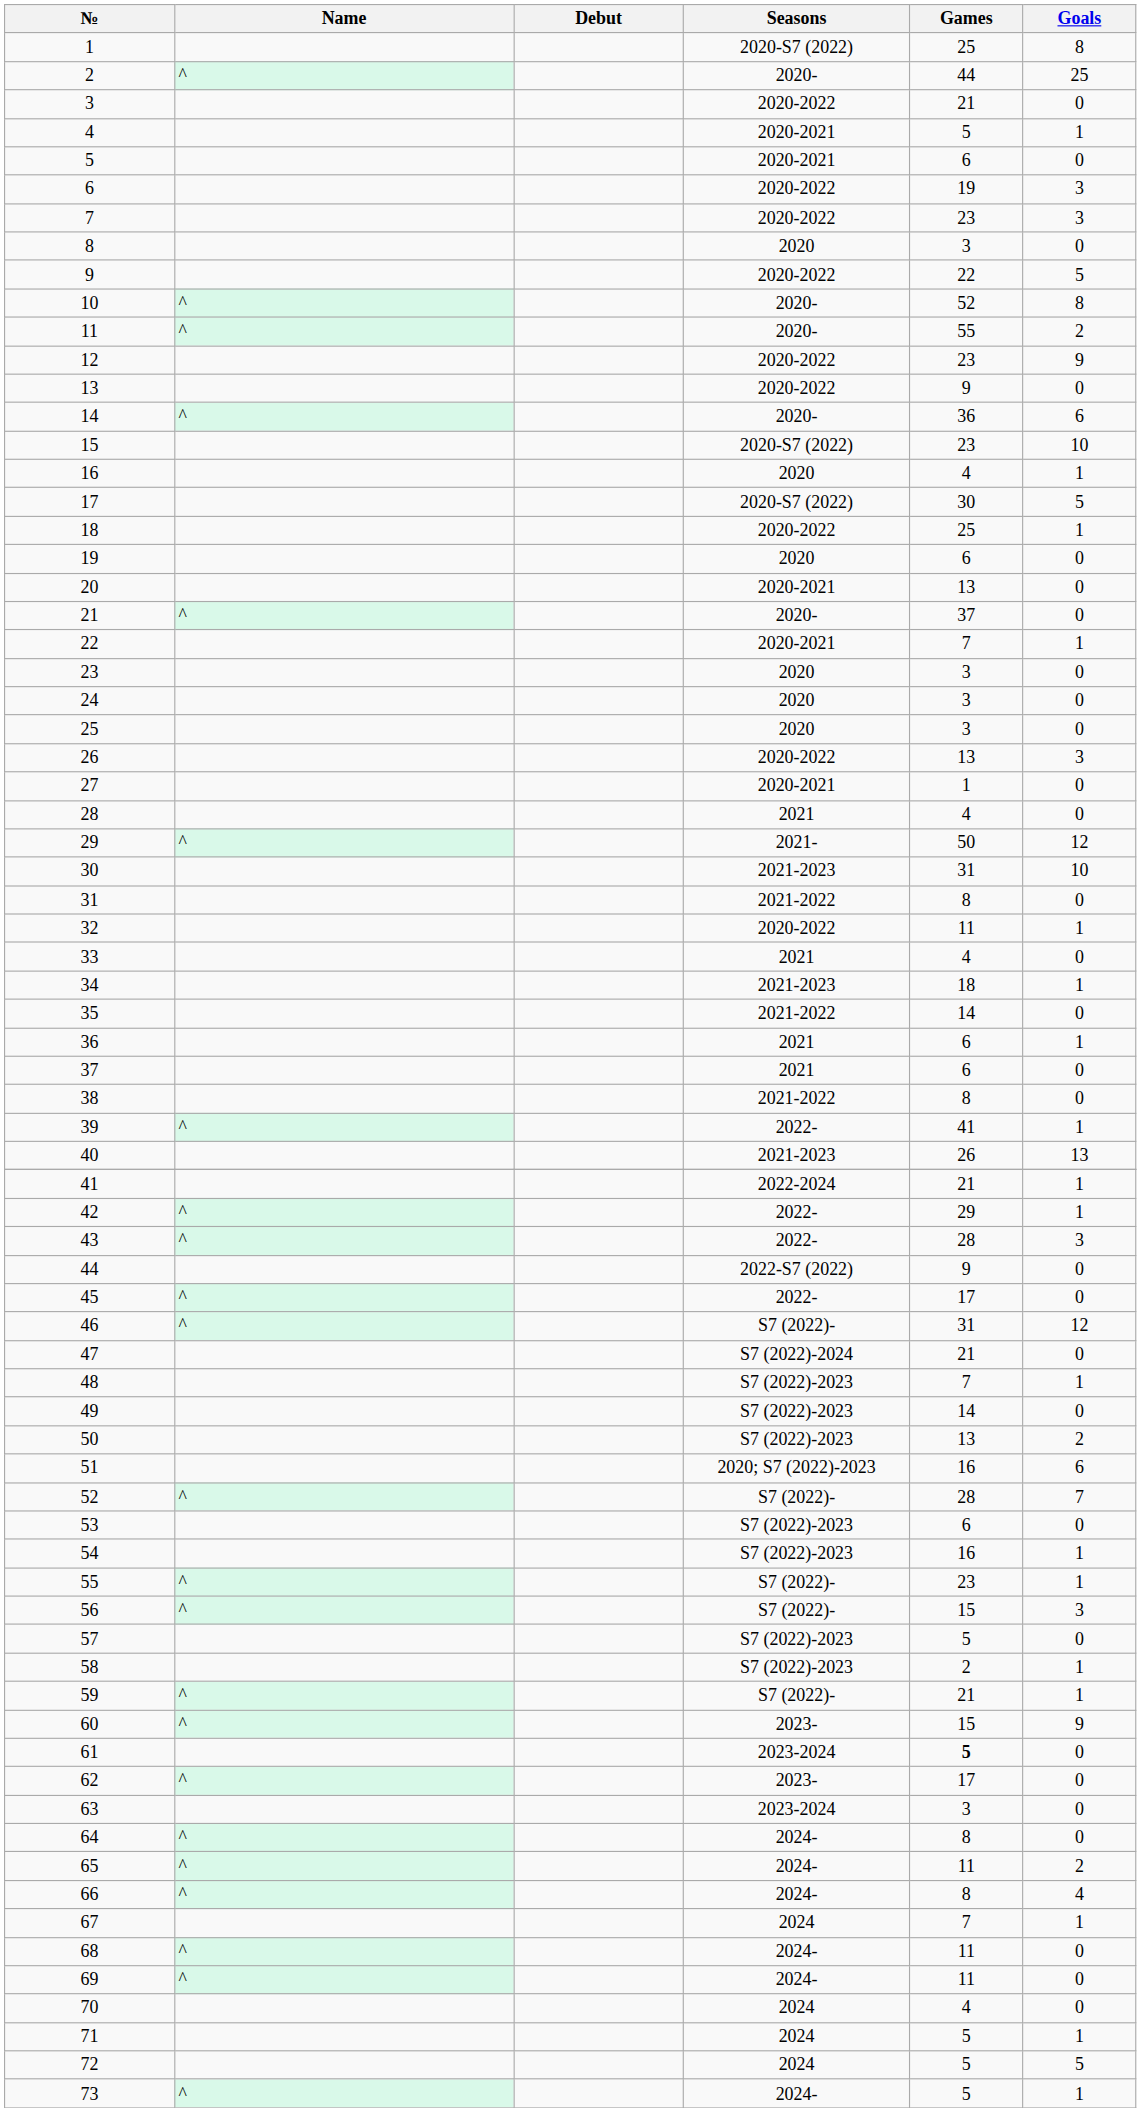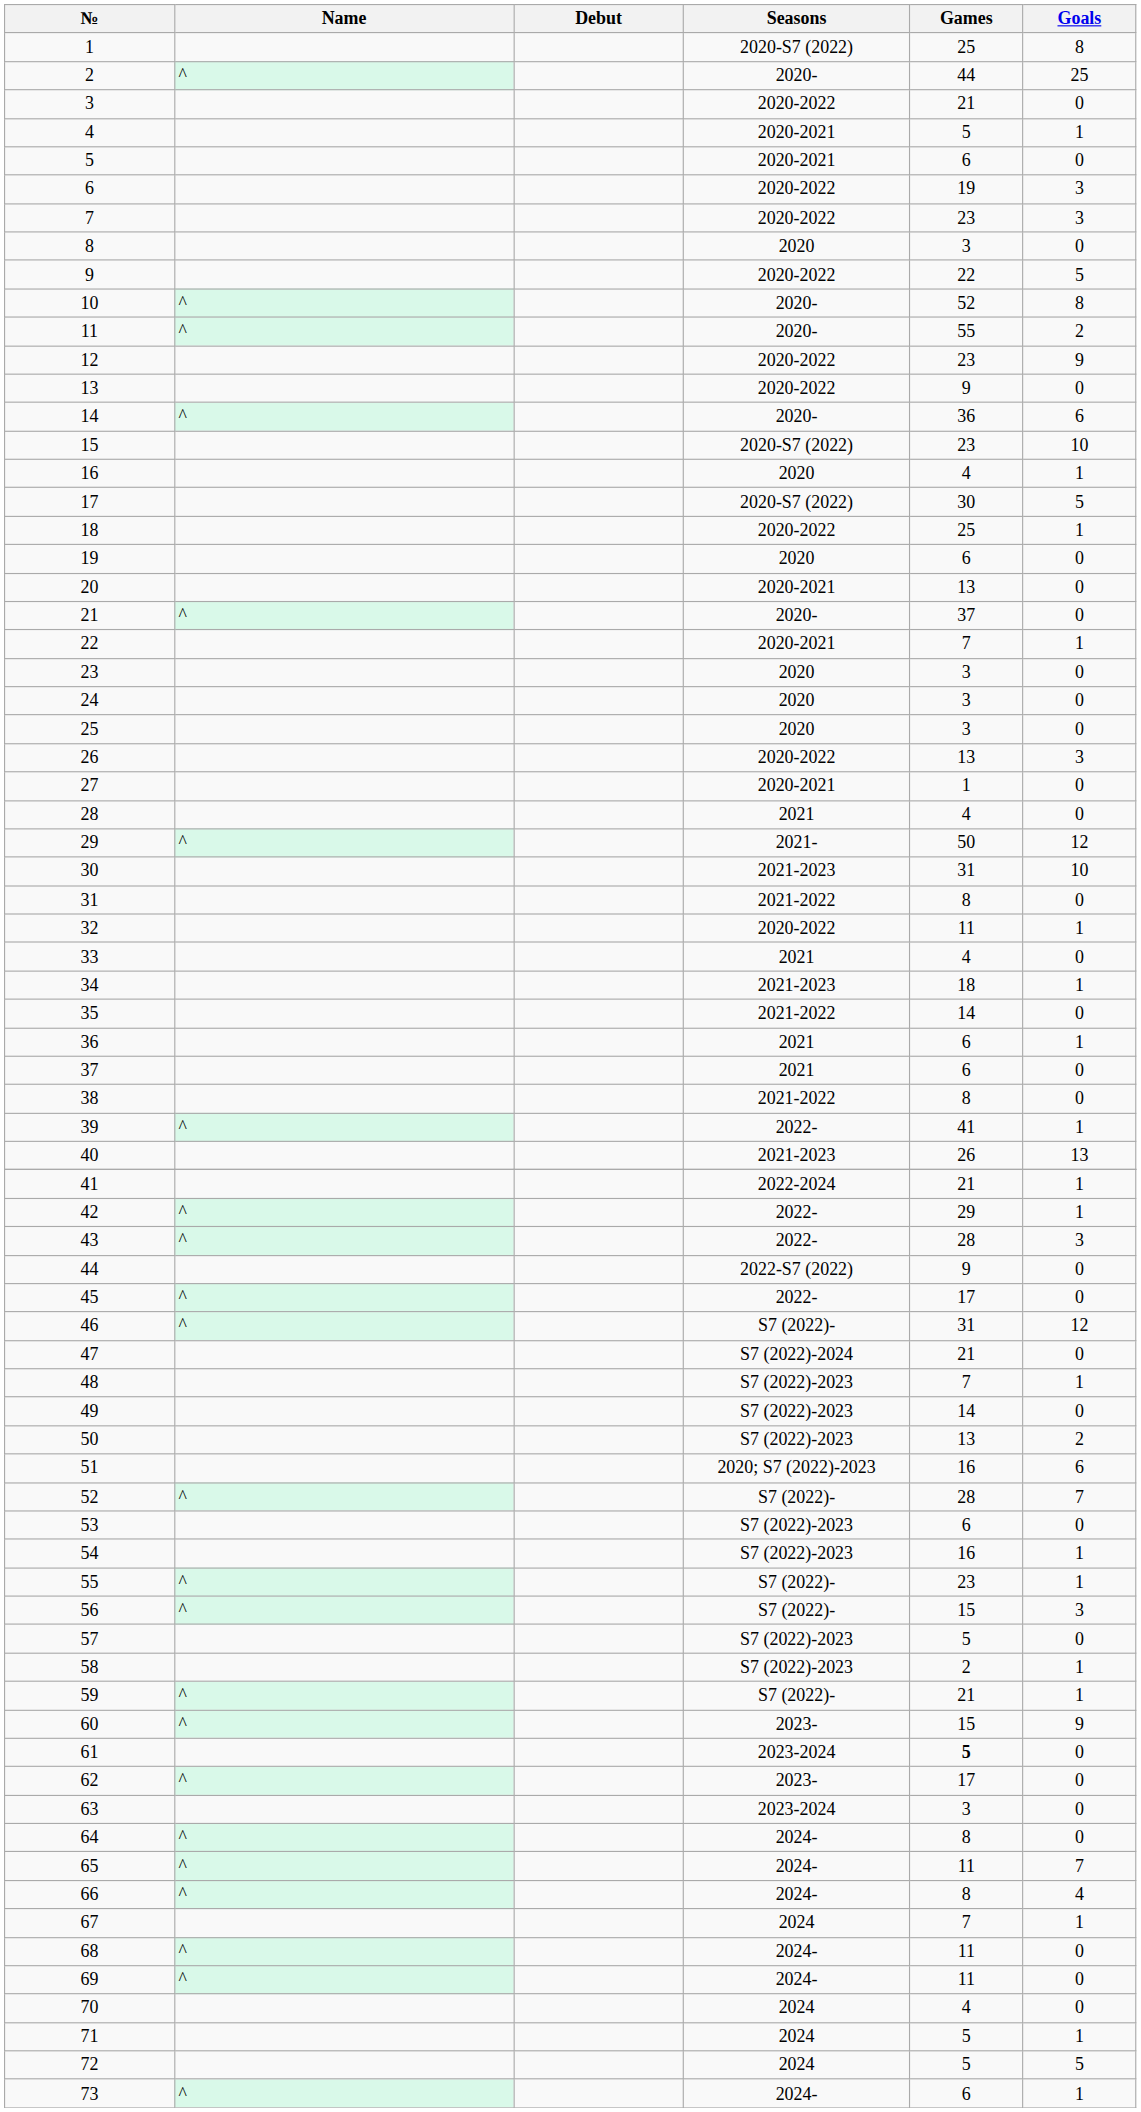(1079, 1866) 2 -> (1079, 1866) 7
(966, 2093) 5 -> (966, 2093) 6
